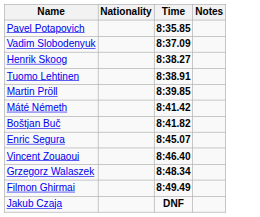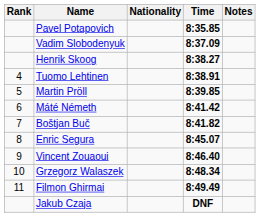+ column: (19, 12)
